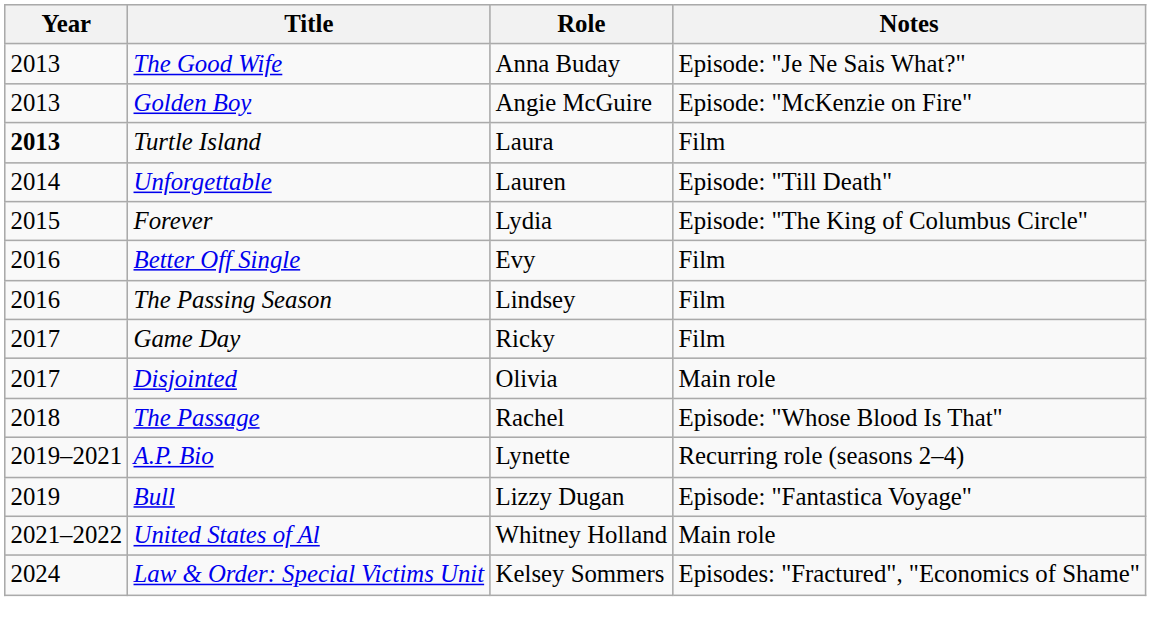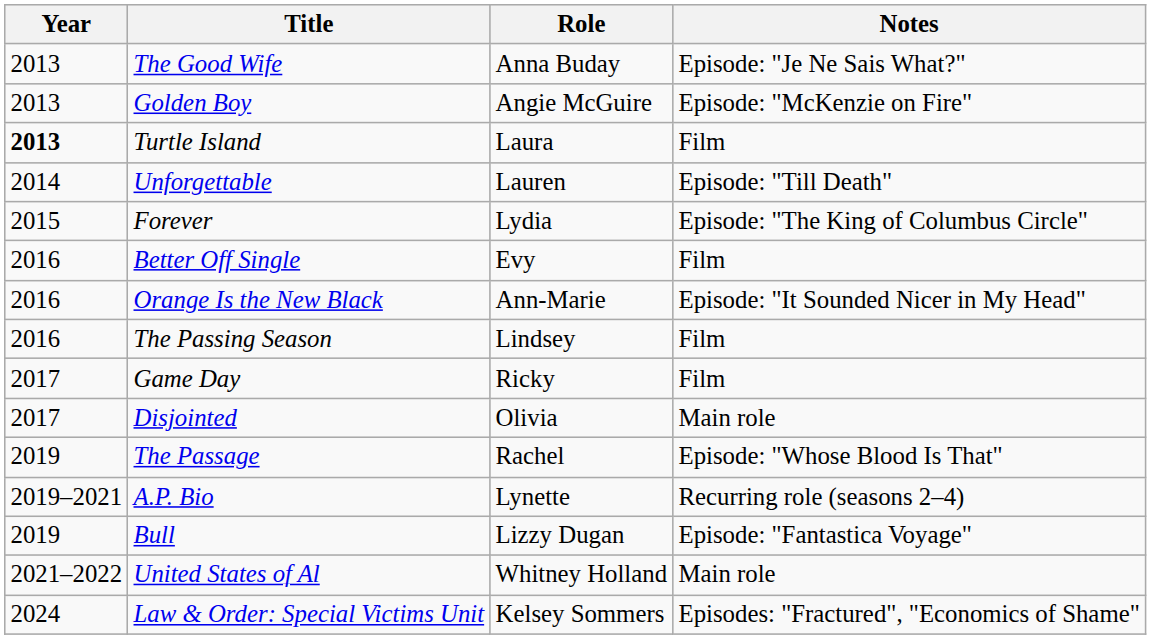+ row: (258, 299)
(35, 417) 2018 -> (35, 456) 2019
